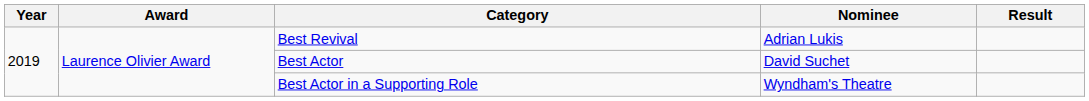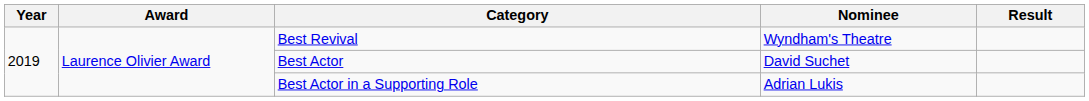(803, 38) Adrian Lukis -> (828, 38) Wyndham's Theatre
(828, 84) Wyndham's Theatre -> (803, 84) Adrian Lukis
